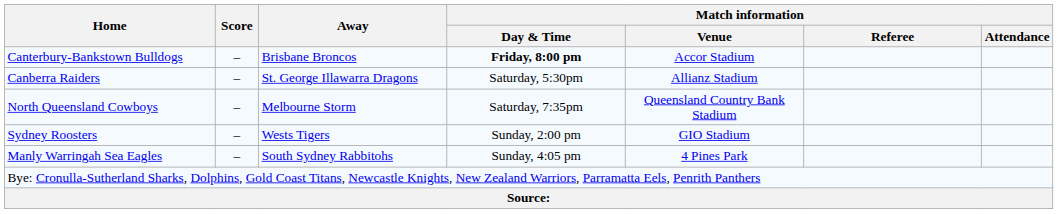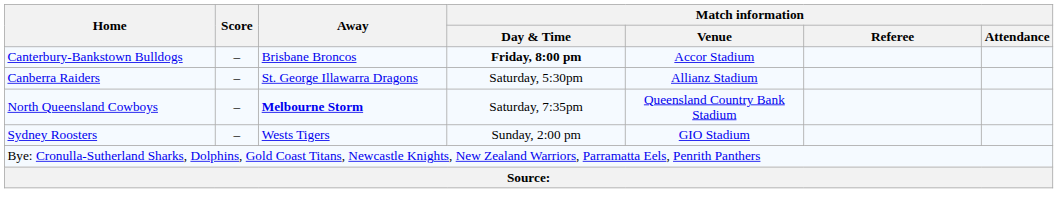(309, 106) normal -> (312, 106) bold
- row: (85, 156)
